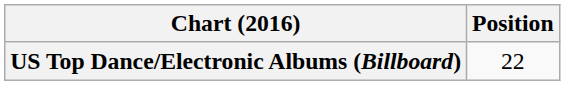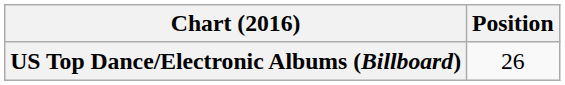(513, 60) 22 -> (513, 60) 26
